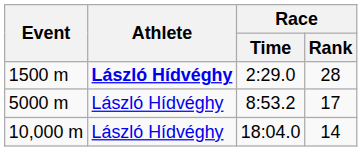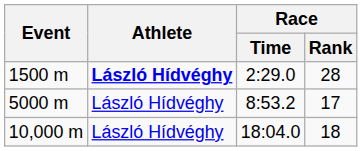(331, 132) 14 -> (331, 132) 18
